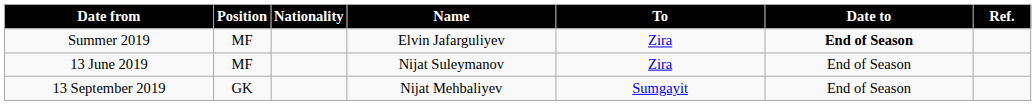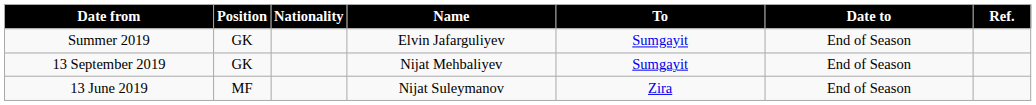(242, 40) MF -> (242, 40) GK
(660, 40) Zira -> (660, 40) Sumgayit
(869, 40) bold -> (869, 40) normal
rows swapped: (109, 64) <-> (109, 88)
